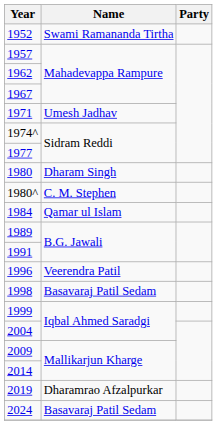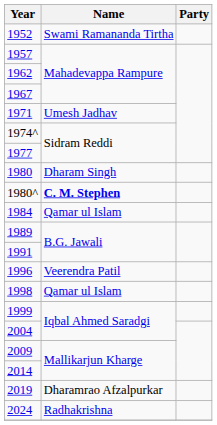(80, 192) normal -> (82, 192) bold
(100, 291) Basavaraj Patil Sedam -> (83, 291) Qamar ul Islam
(100, 410) Basavaraj Patil Sedam -> (78, 410) Radhakrishna
